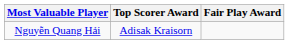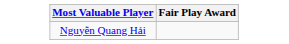- column: (156, 13)
